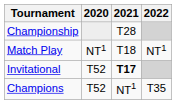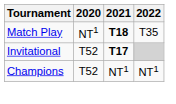- row: (43, 31)
(126, 50) normal -> (119, 32) bold
(156, 50) NT1 -> (149, 32) T35
(156, 88) T35 -> (149, 71) NT1
